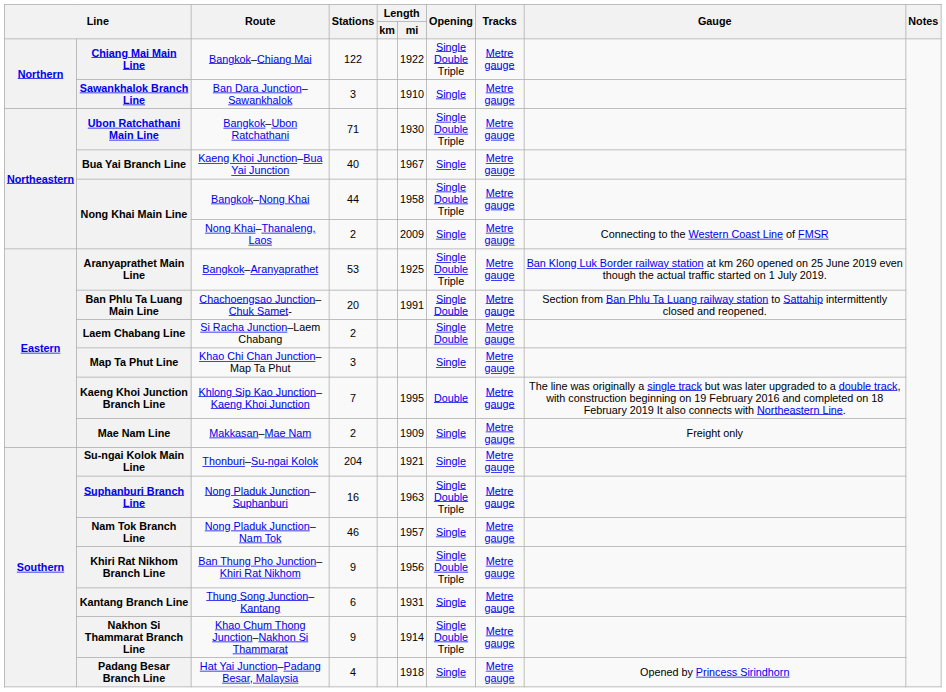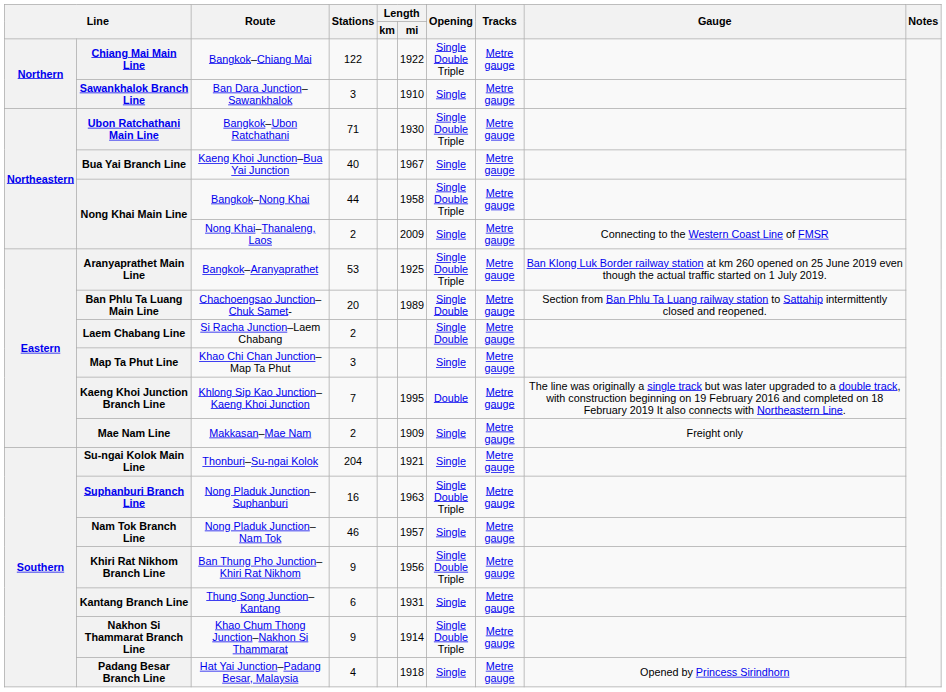(412, 305) 1991 -> (412, 305) 1989
